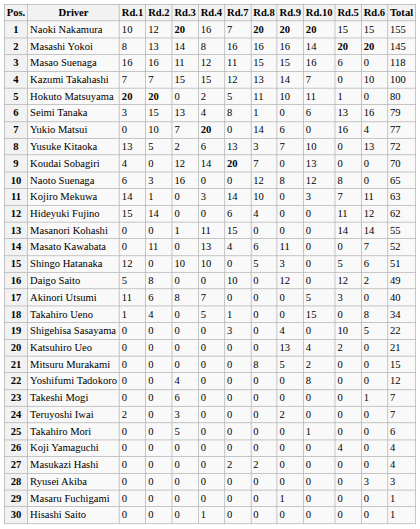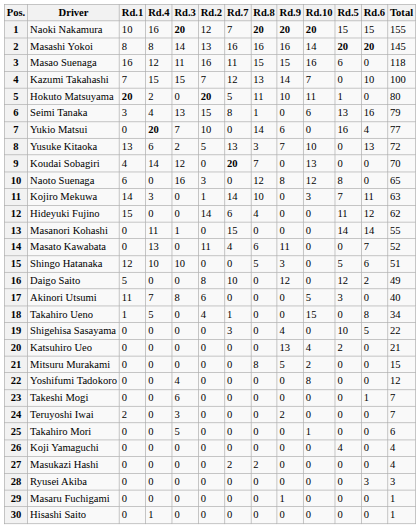columns swapped: (159, 12) <-> (211, 12)
